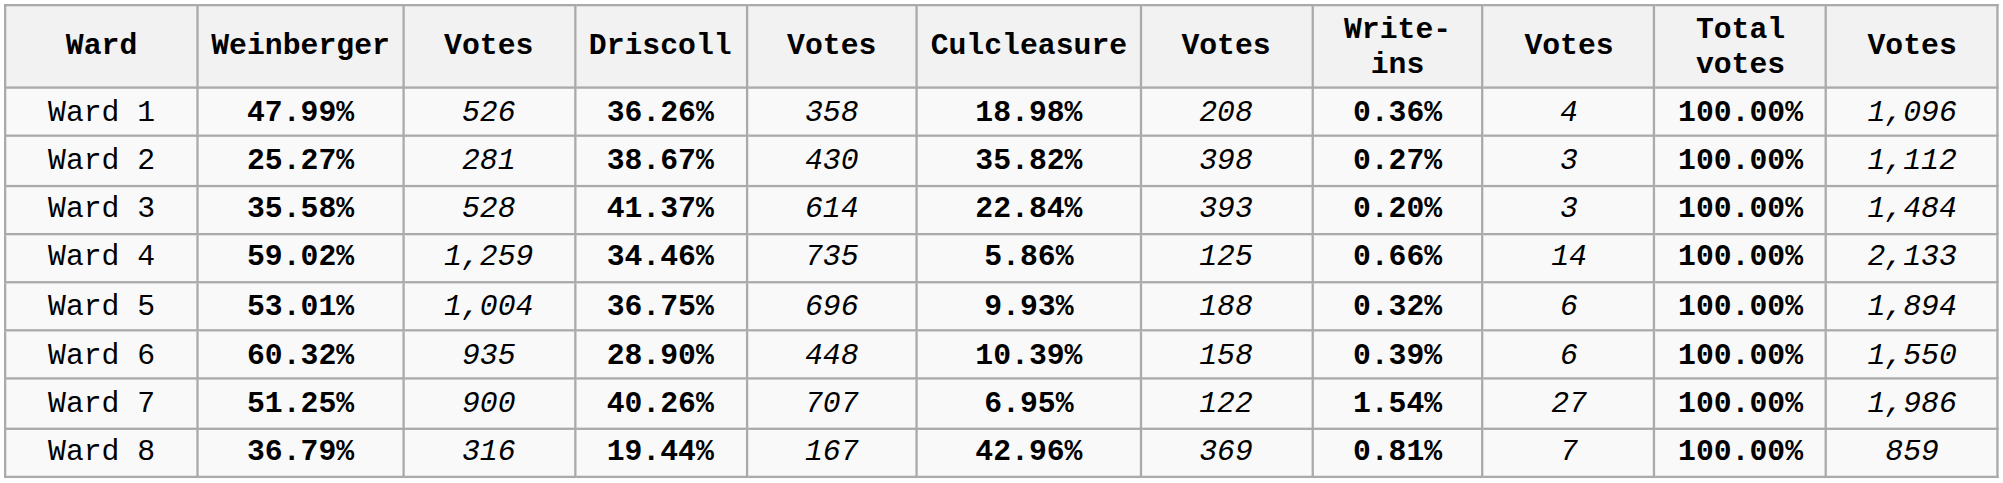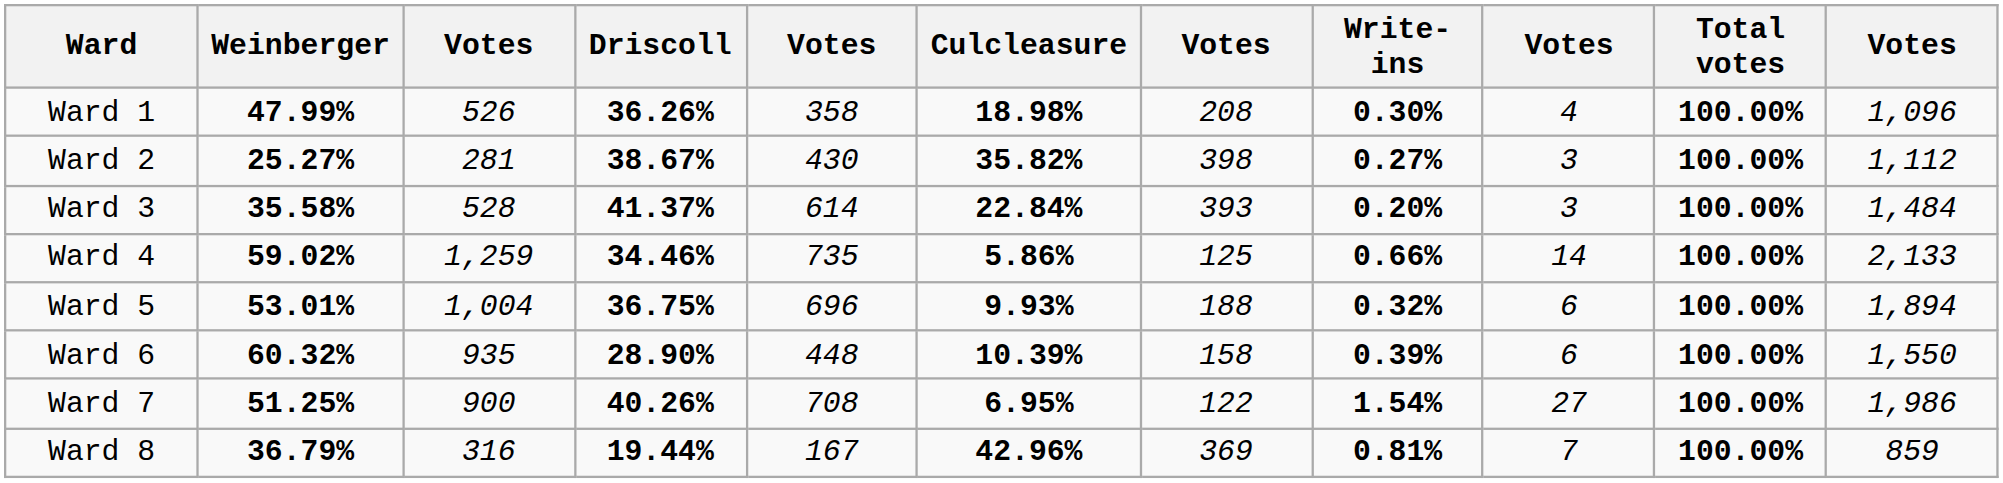(1398, 112) 0.36% -> (1398, 112) 0.30%
(832, 403) 707 -> (832, 403) 708
